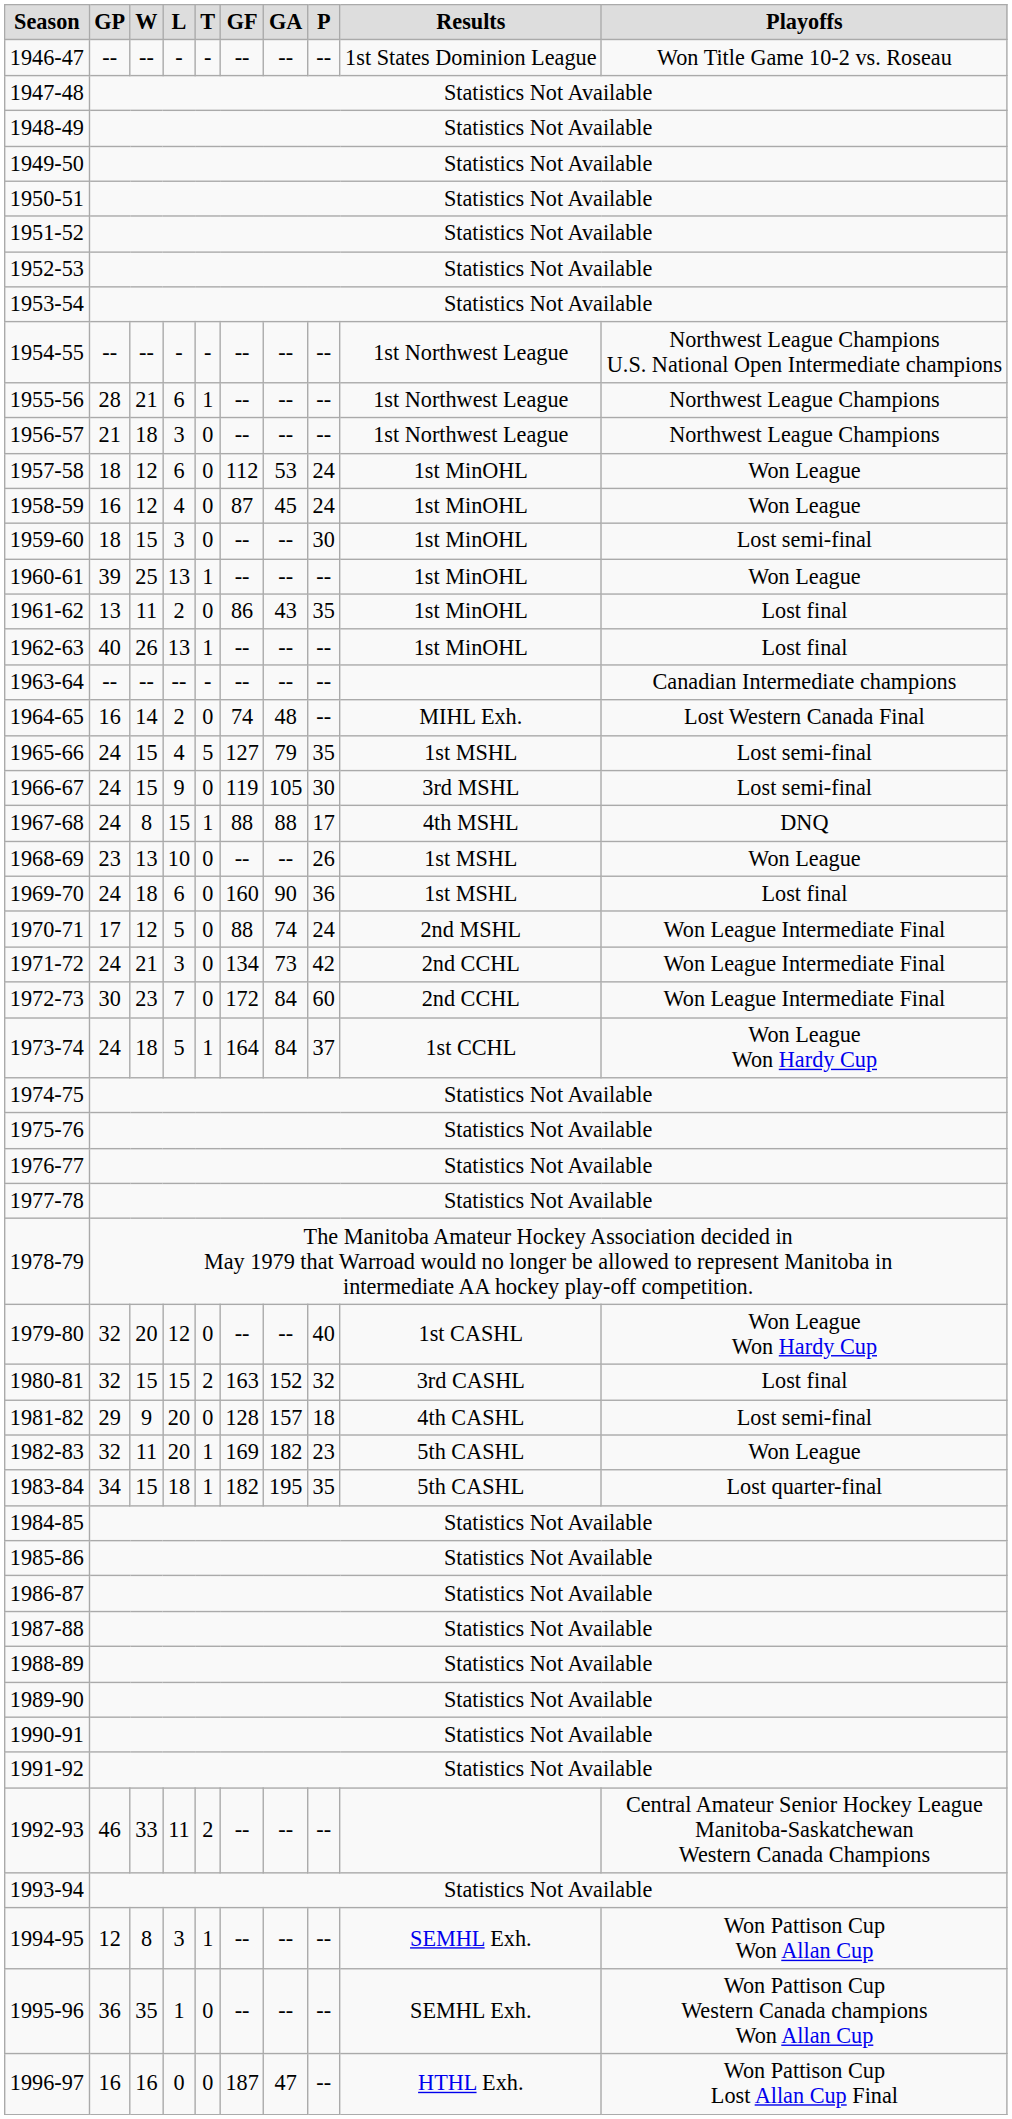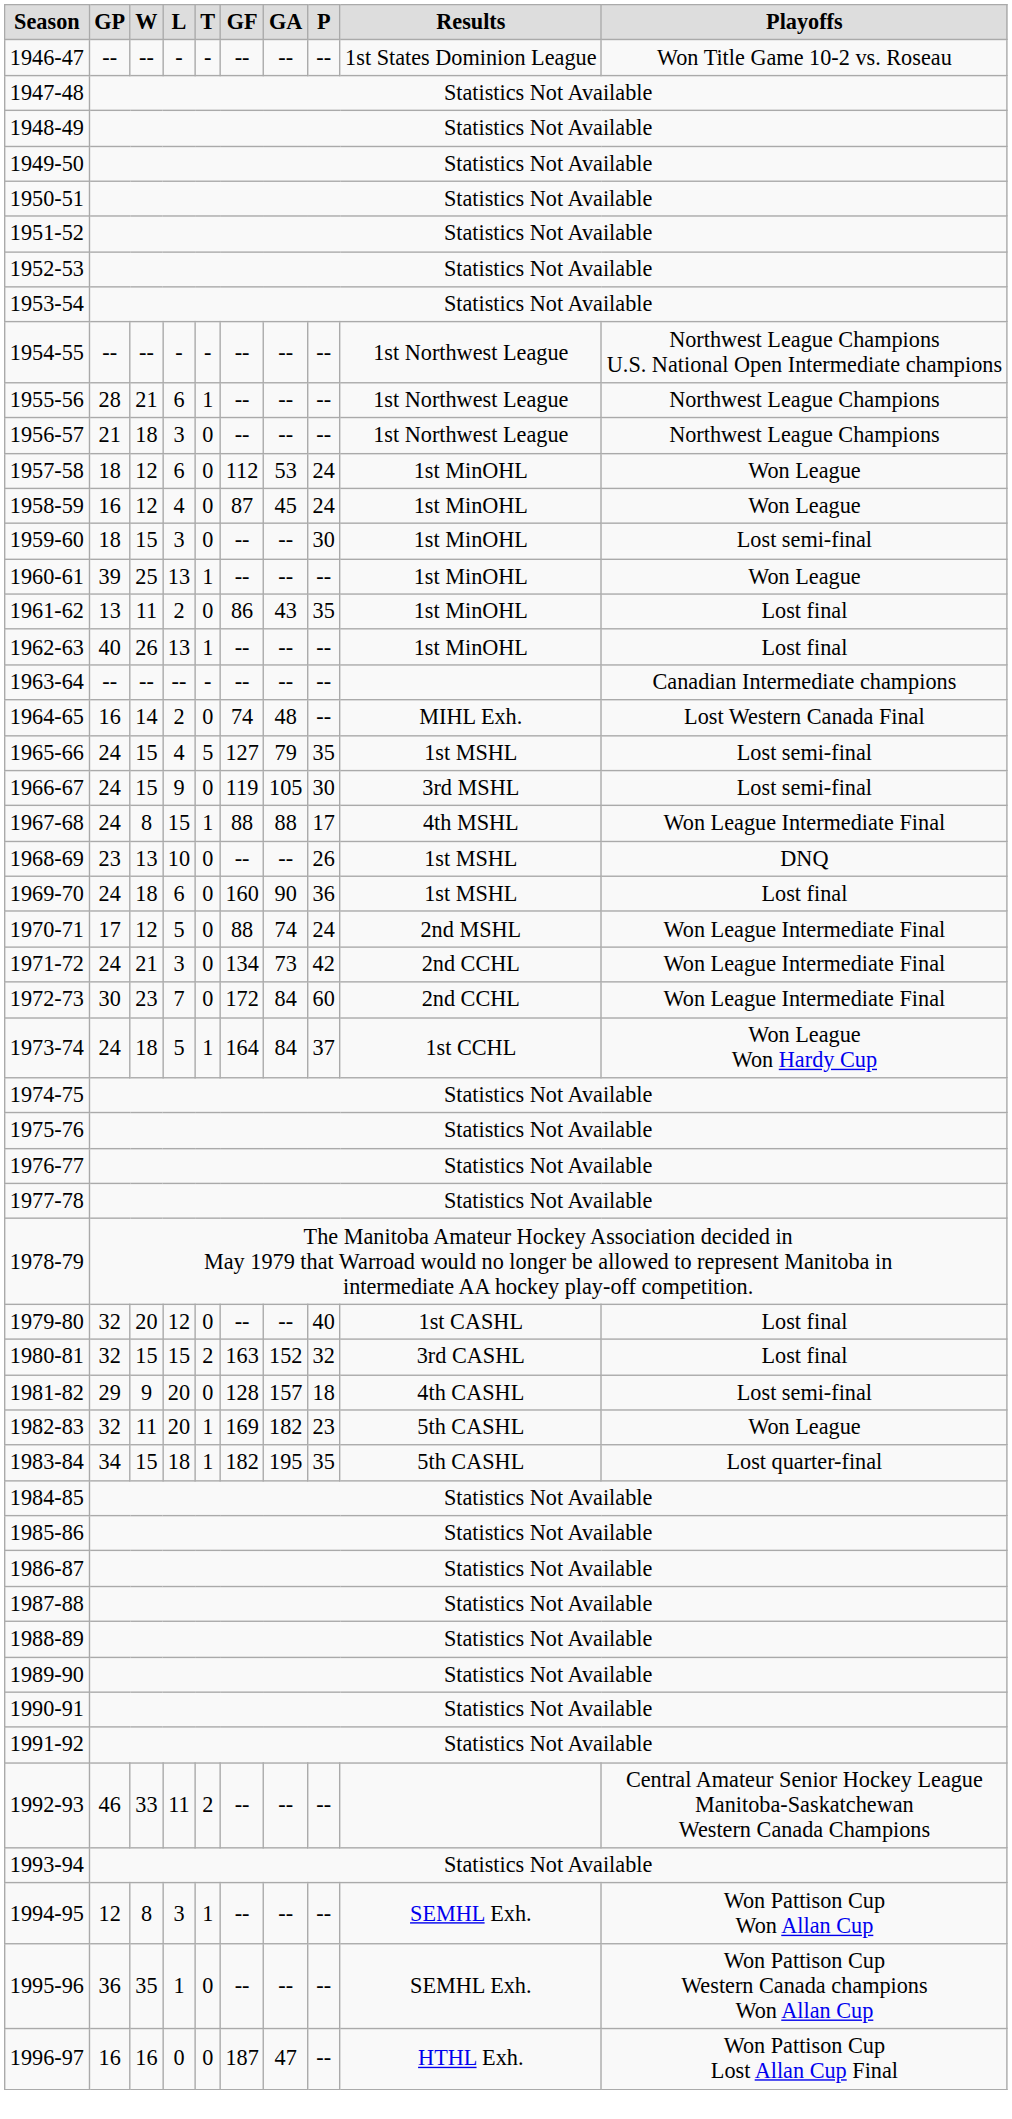(804, 823) DNQ -> (804, 823) Won League Intermediate Final
(804, 858) Won League -> (804, 858) DNQ
(804, 1333) Won League Won Hardy Cup -> (804, 1321) Lost final
